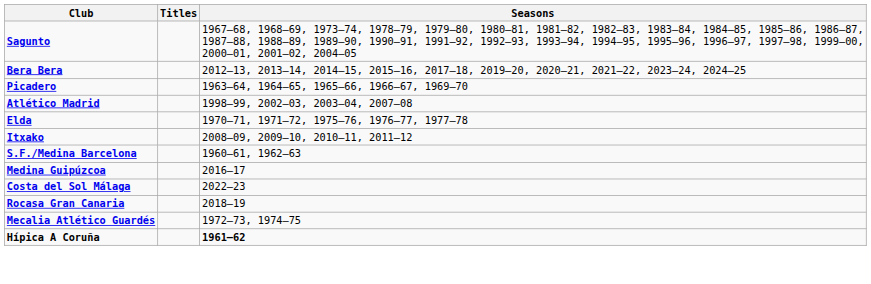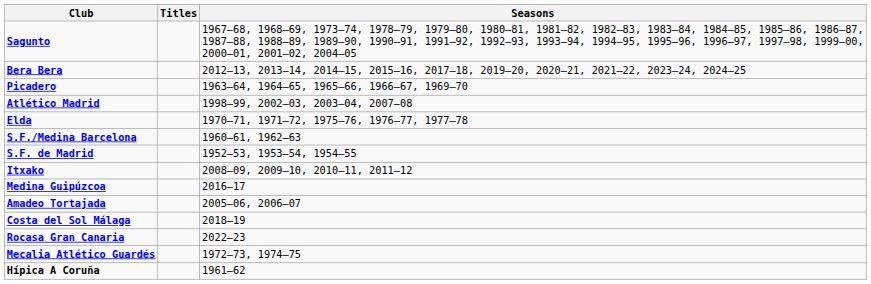rows swapped: (25, 137) <-> (72, 154)
+ row: (50, 154)
+ row: (56, 204)
(224, 187) 2022–23 -> (224, 221) 2018–19
(224, 204) 2018–19 -> (224, 237) 2022–23
(224, 237) bold -> (224, 271) normal
